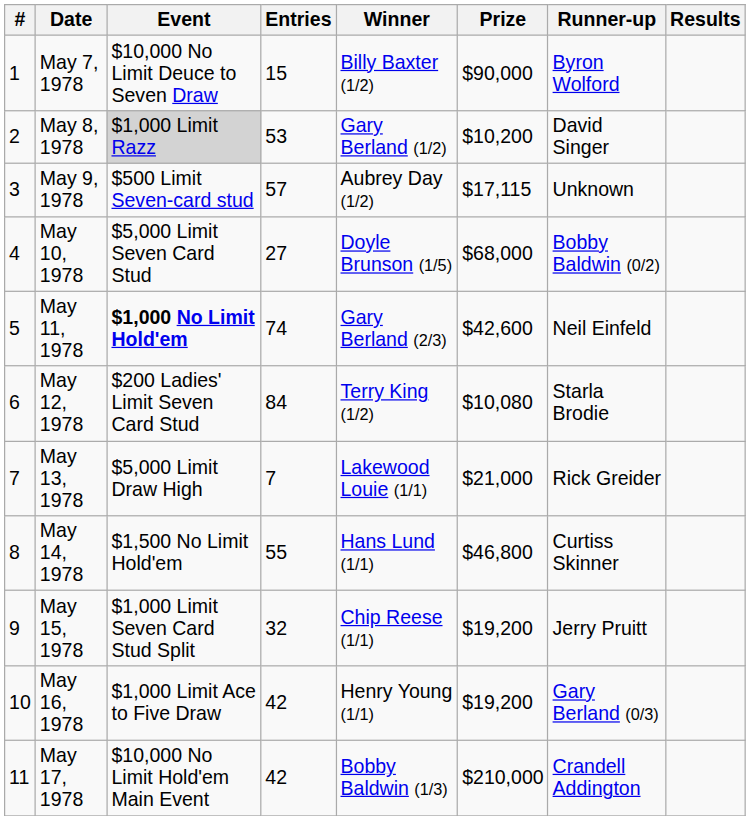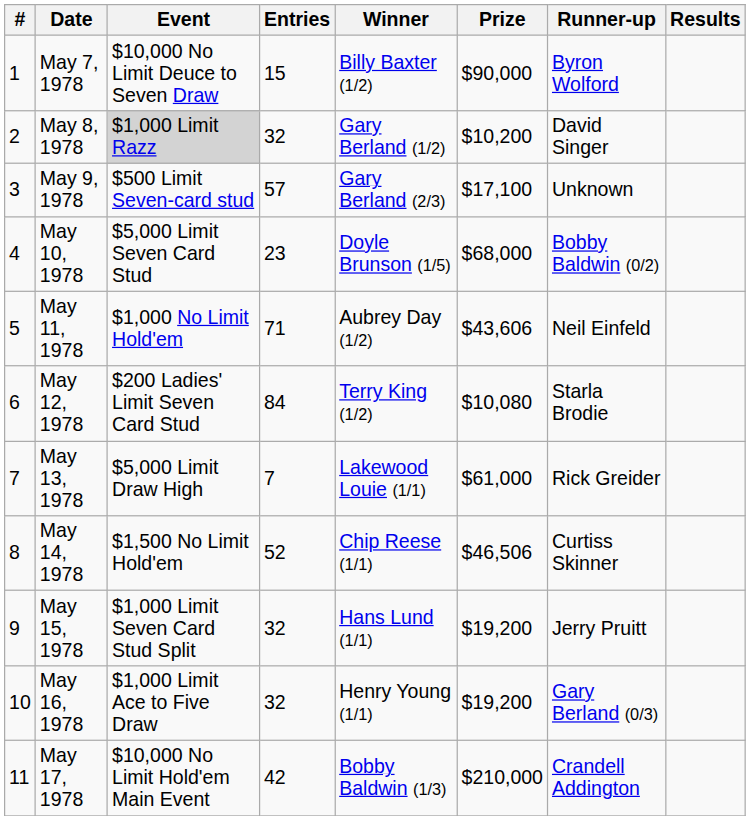(276, 136) 53 -> (275, 136) 32
(392, 189) Aubrey Day (1/2) -> (392, 189) Gary Berland (2/3)
(497, 189) $17,115 -> (497, 189) $17,100
(276, 253) 27 -> (275, 253) 23
(183, 328) bold -> (180, 328) normal
(276, 328) 74 -> (275, 328) 71
(394, 328) Gary Berland (2/3) -> (390, 328) Aubrey Day (1/2)
(497, 328) $42,600 -> (497, 328) $43,606
(497, 478) $21,000 -> (497, 478) $61,000
(276, 553) 55 -> (275, 553) 52
(388, 553) Hans Lund (1/1) -> (390, 553) Chip Reese (1/1)
(497, 553) $46,800 -> (497, 553) $46,506
(392, 627) Chip Reese (1/1) -> (386, 627) Hans Lund (1/1)
(276, 702) 42 -> (275, 702) 32
